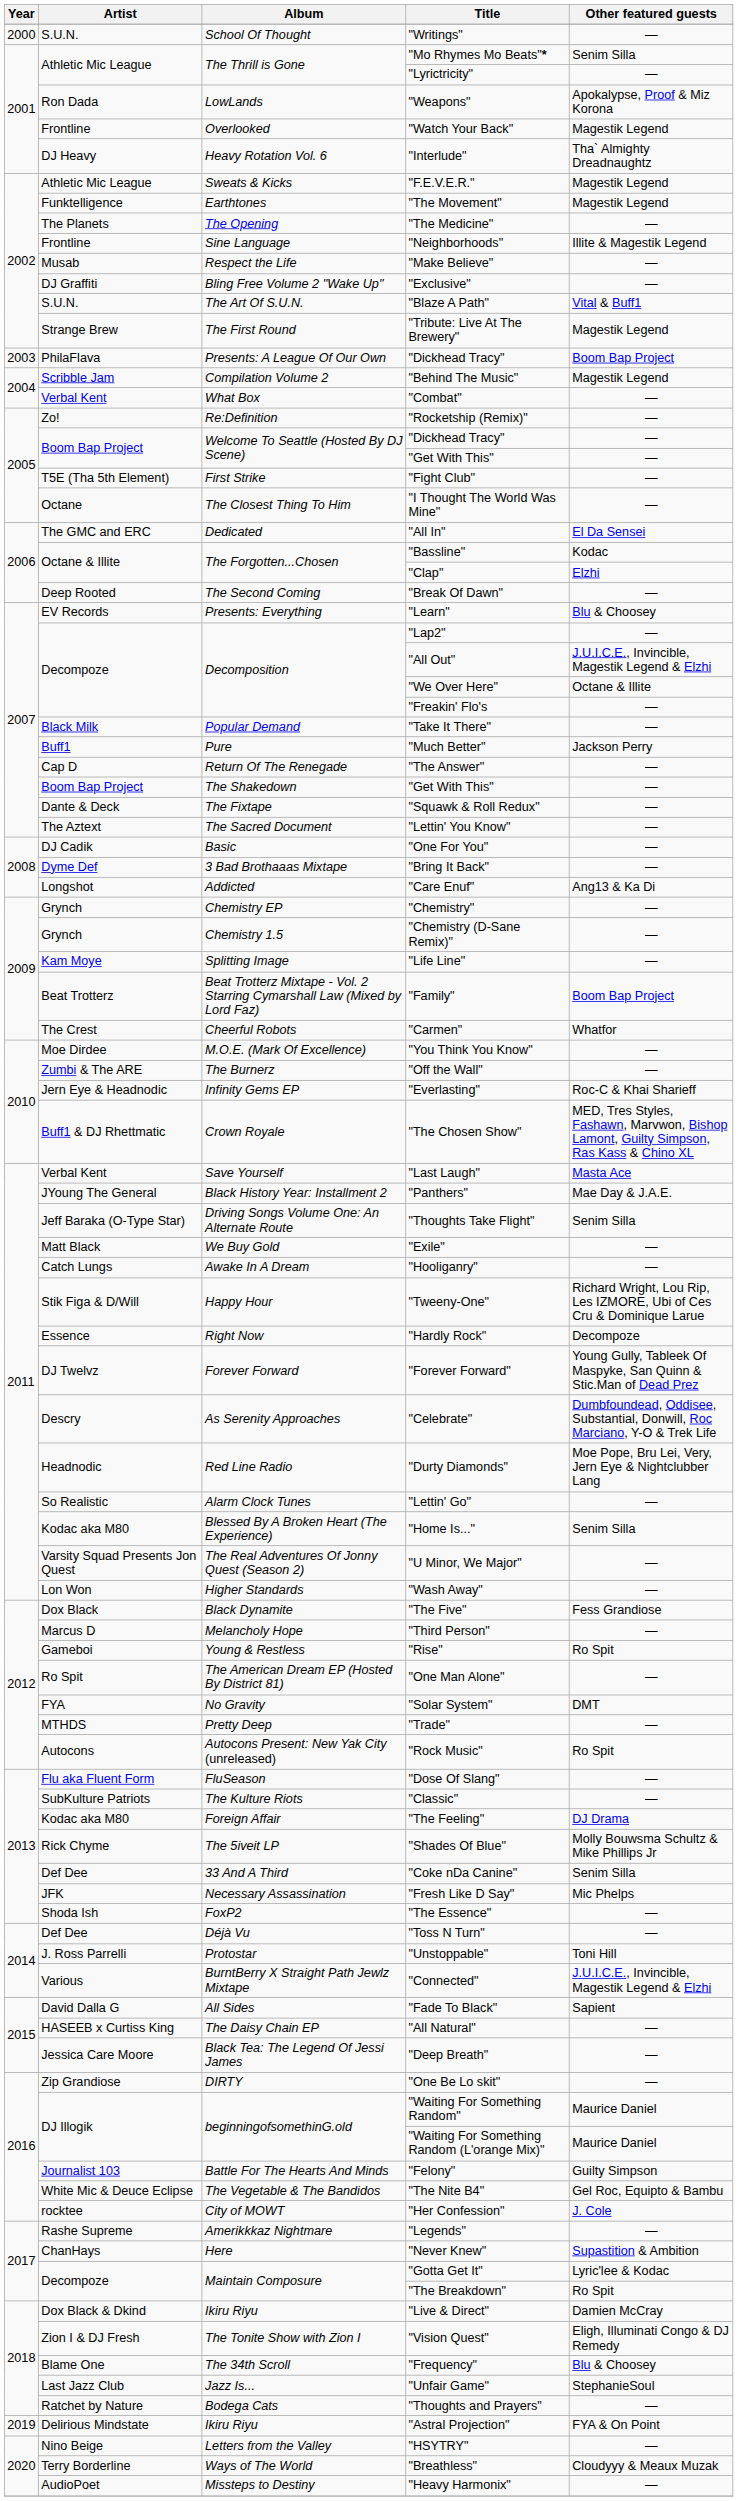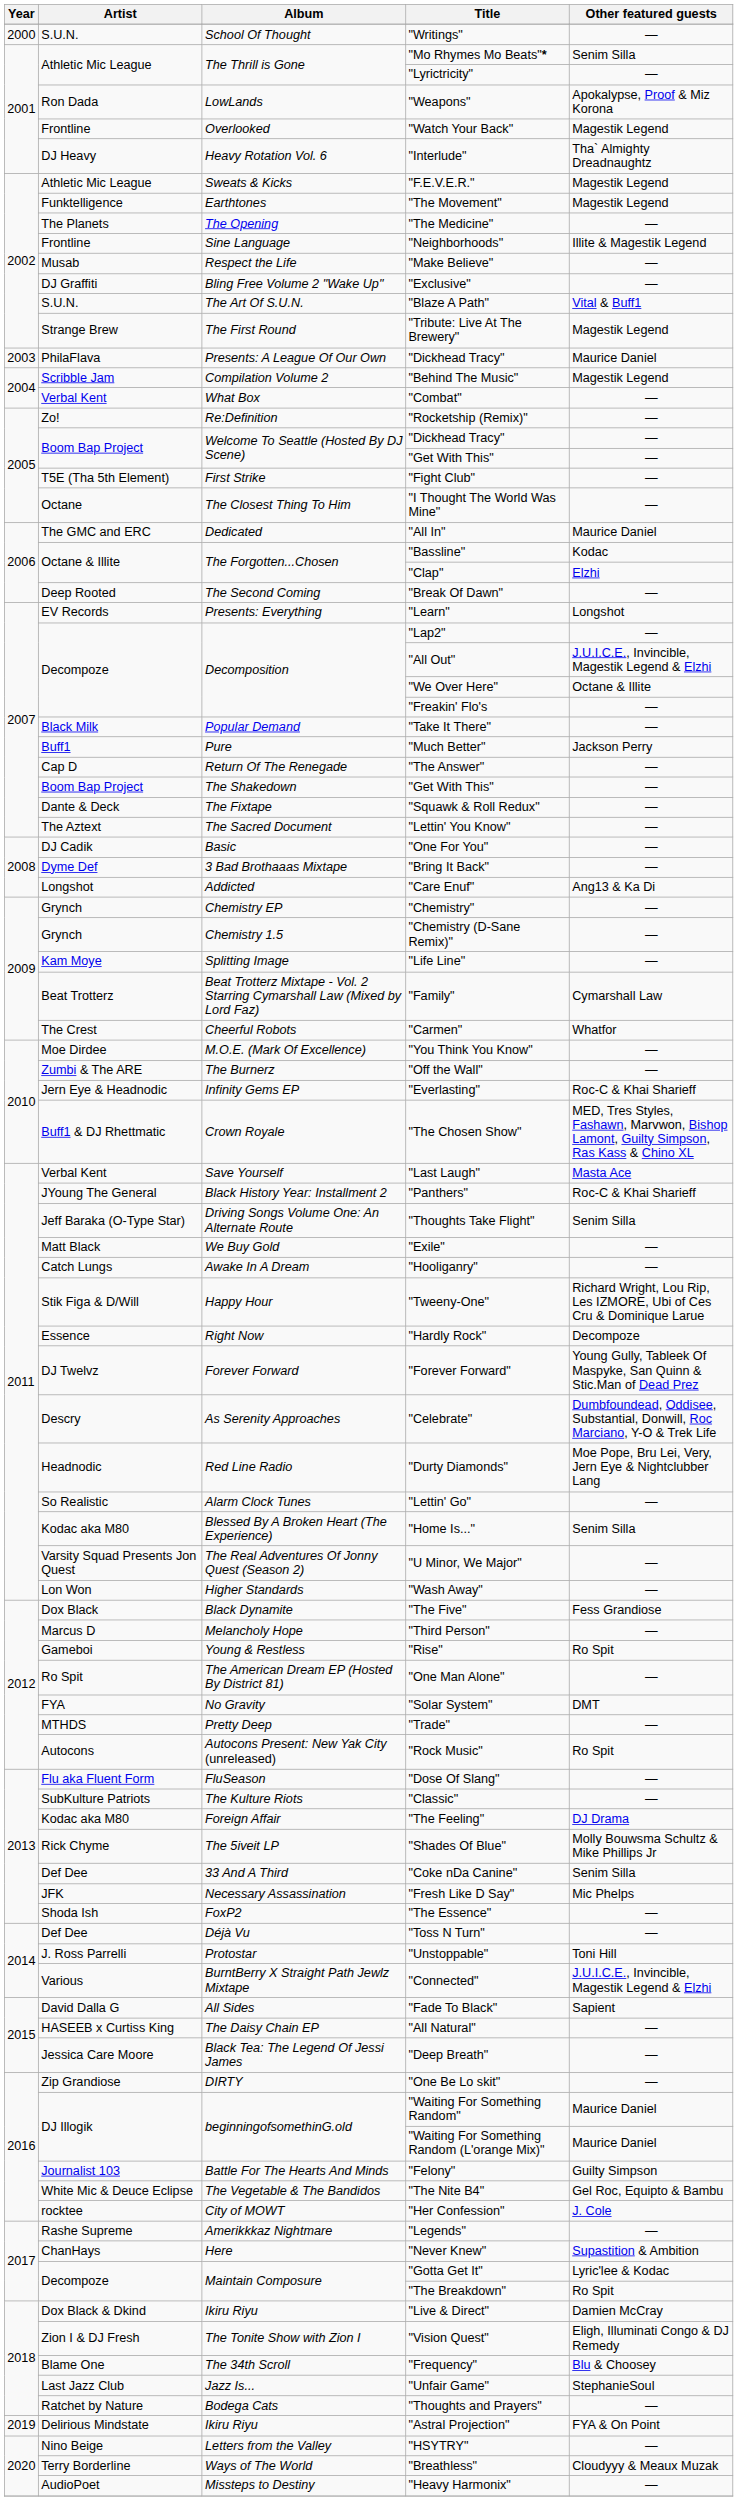(623, 357) Boom Bap Project -> (614, 357) Maurice Daniel
(609, 532) El Da Sensei -> (614, 532) Maurice Daniel
(614, 612) Blu & Choosey -> (598, 612) Longshot
(623, 996) Boom Bap Project -> (617, 996) Cymarshall Law
(622, 1193) Mae Day & J.A.E. -> (634, 1193) Roc-C & Khai Sharieff
